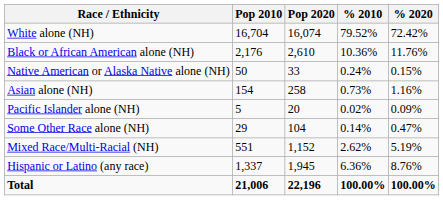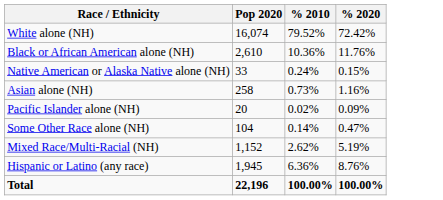- column: (259, 14)
